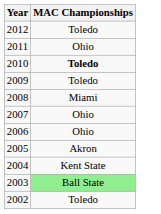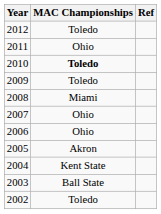+ column: (146, 13)
(83, 183) lightgreen background -> (83, 183) no background
